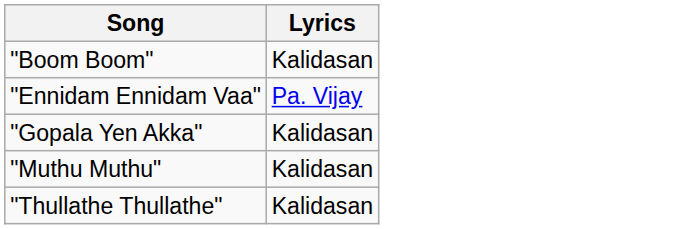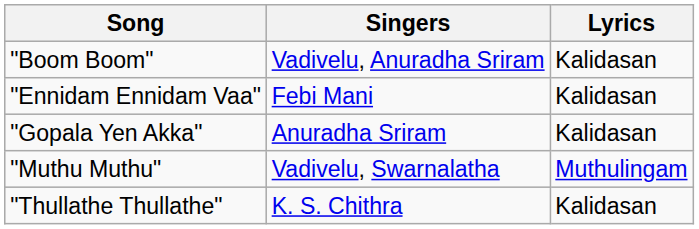+ column: (408, 23)
(317, 96) Pa. Vijay -> (606, 96) Kalidasan
(322, 170) Kalidasan -> (621, 170) Muthulingam
